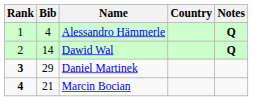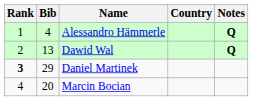(48, 50) 14 -> (48, 50) 13
(20, 86) bold -> (20, 86) normal
(48, 86) 21 -> (48, 86) 20
